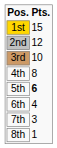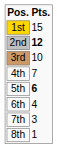(37, 43) normal -> (37, 43) bold
(34, 74) 8 -> (34, 74) 7
